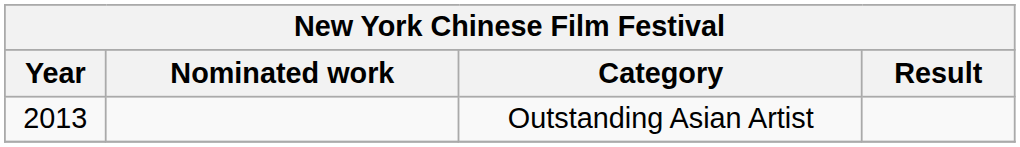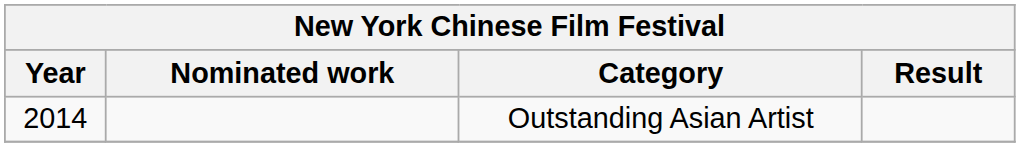(55, 118) 2013 -> (55, 118) 2014
